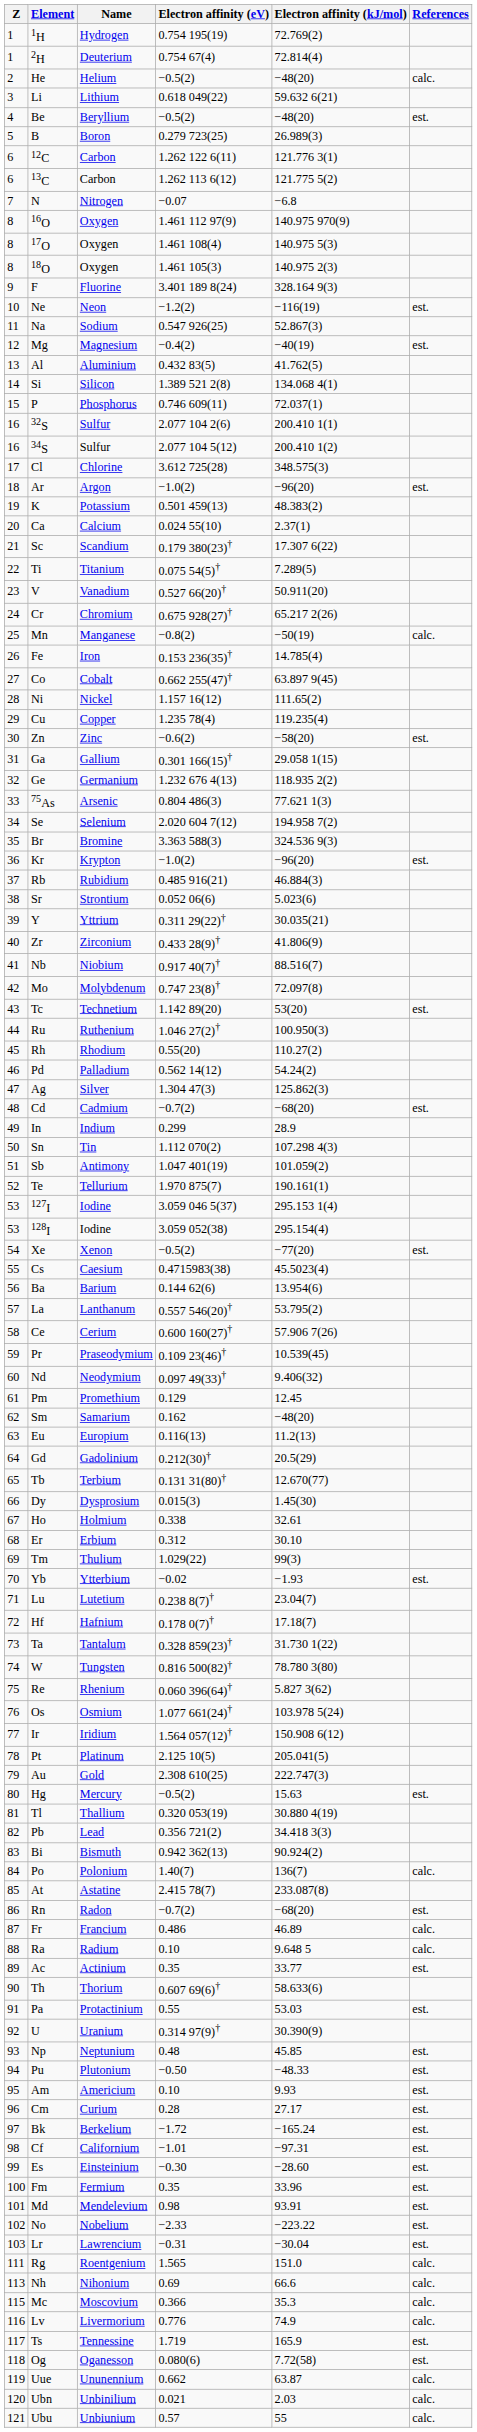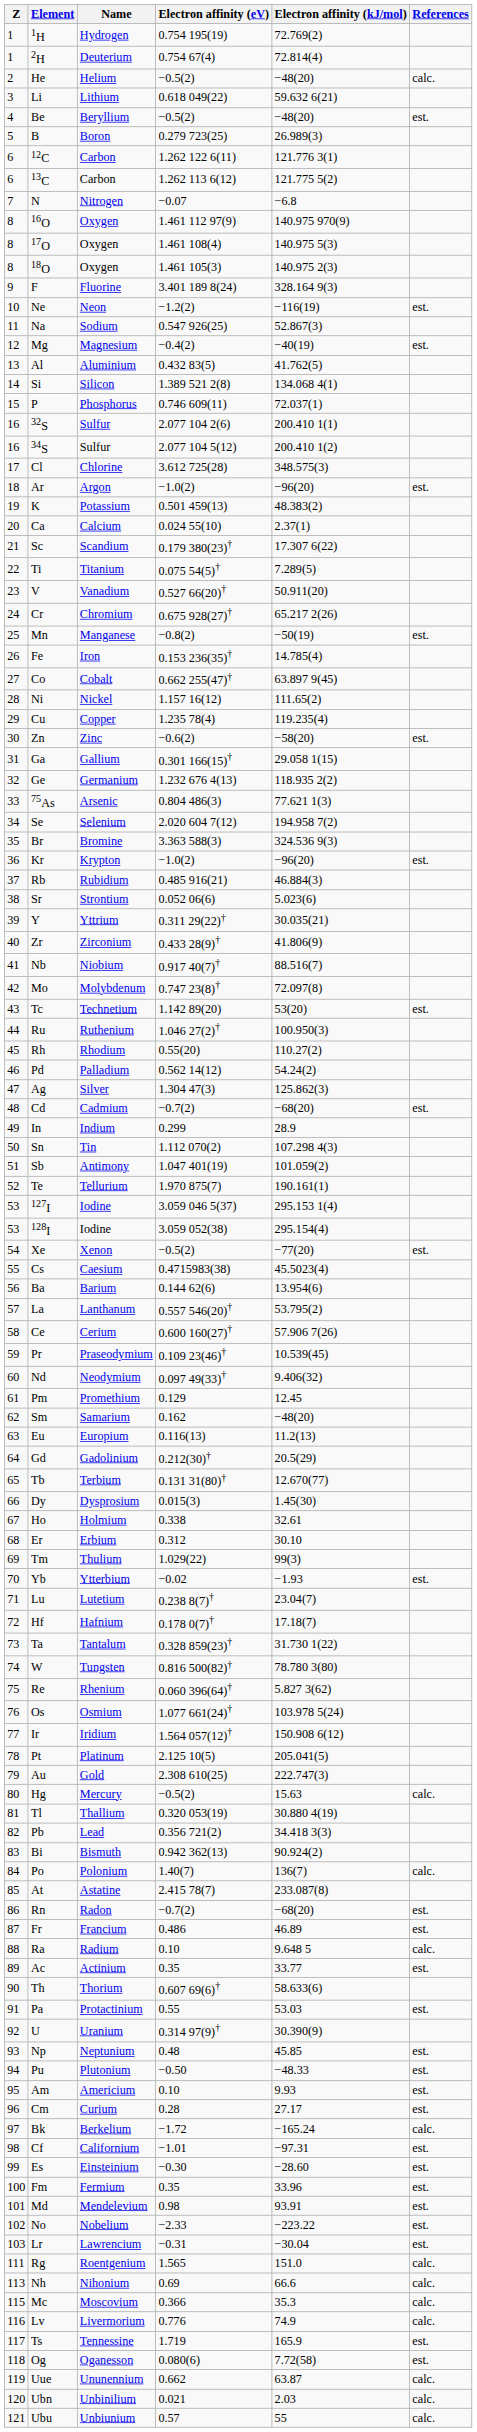(424, 635) calc. -> (421, 635) est.
(421, 1794) est. -> (424, 1794) calc.
(424, 1929) calc. -> (421, 1929) est.
(421, 2128) est. -> (424, 2128) calc.
